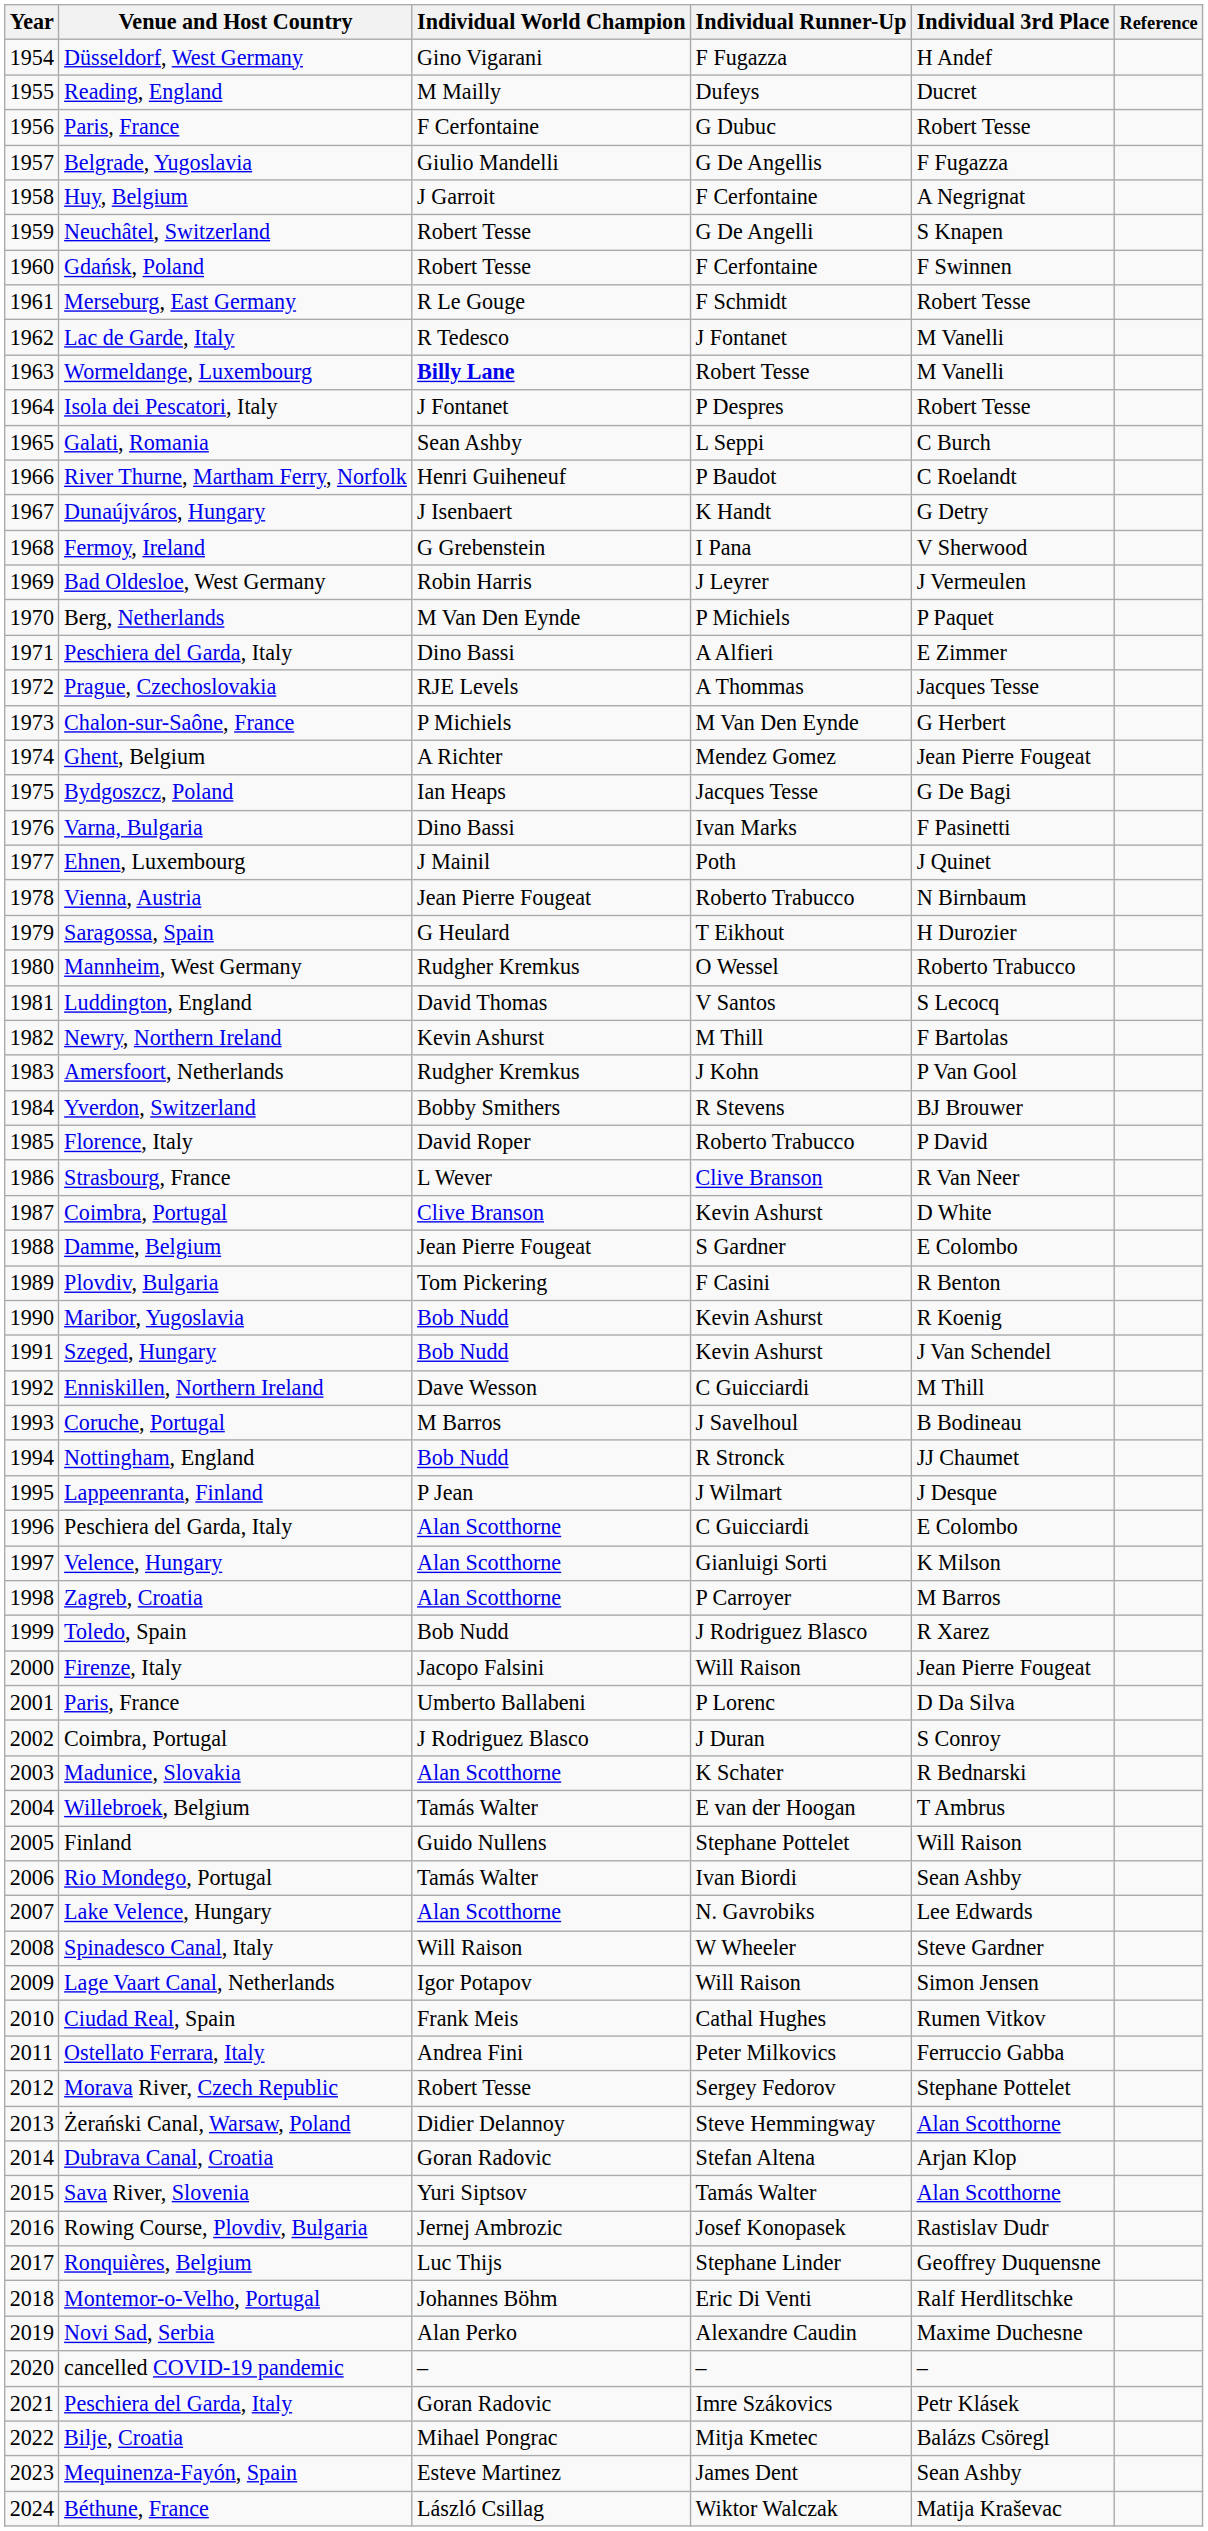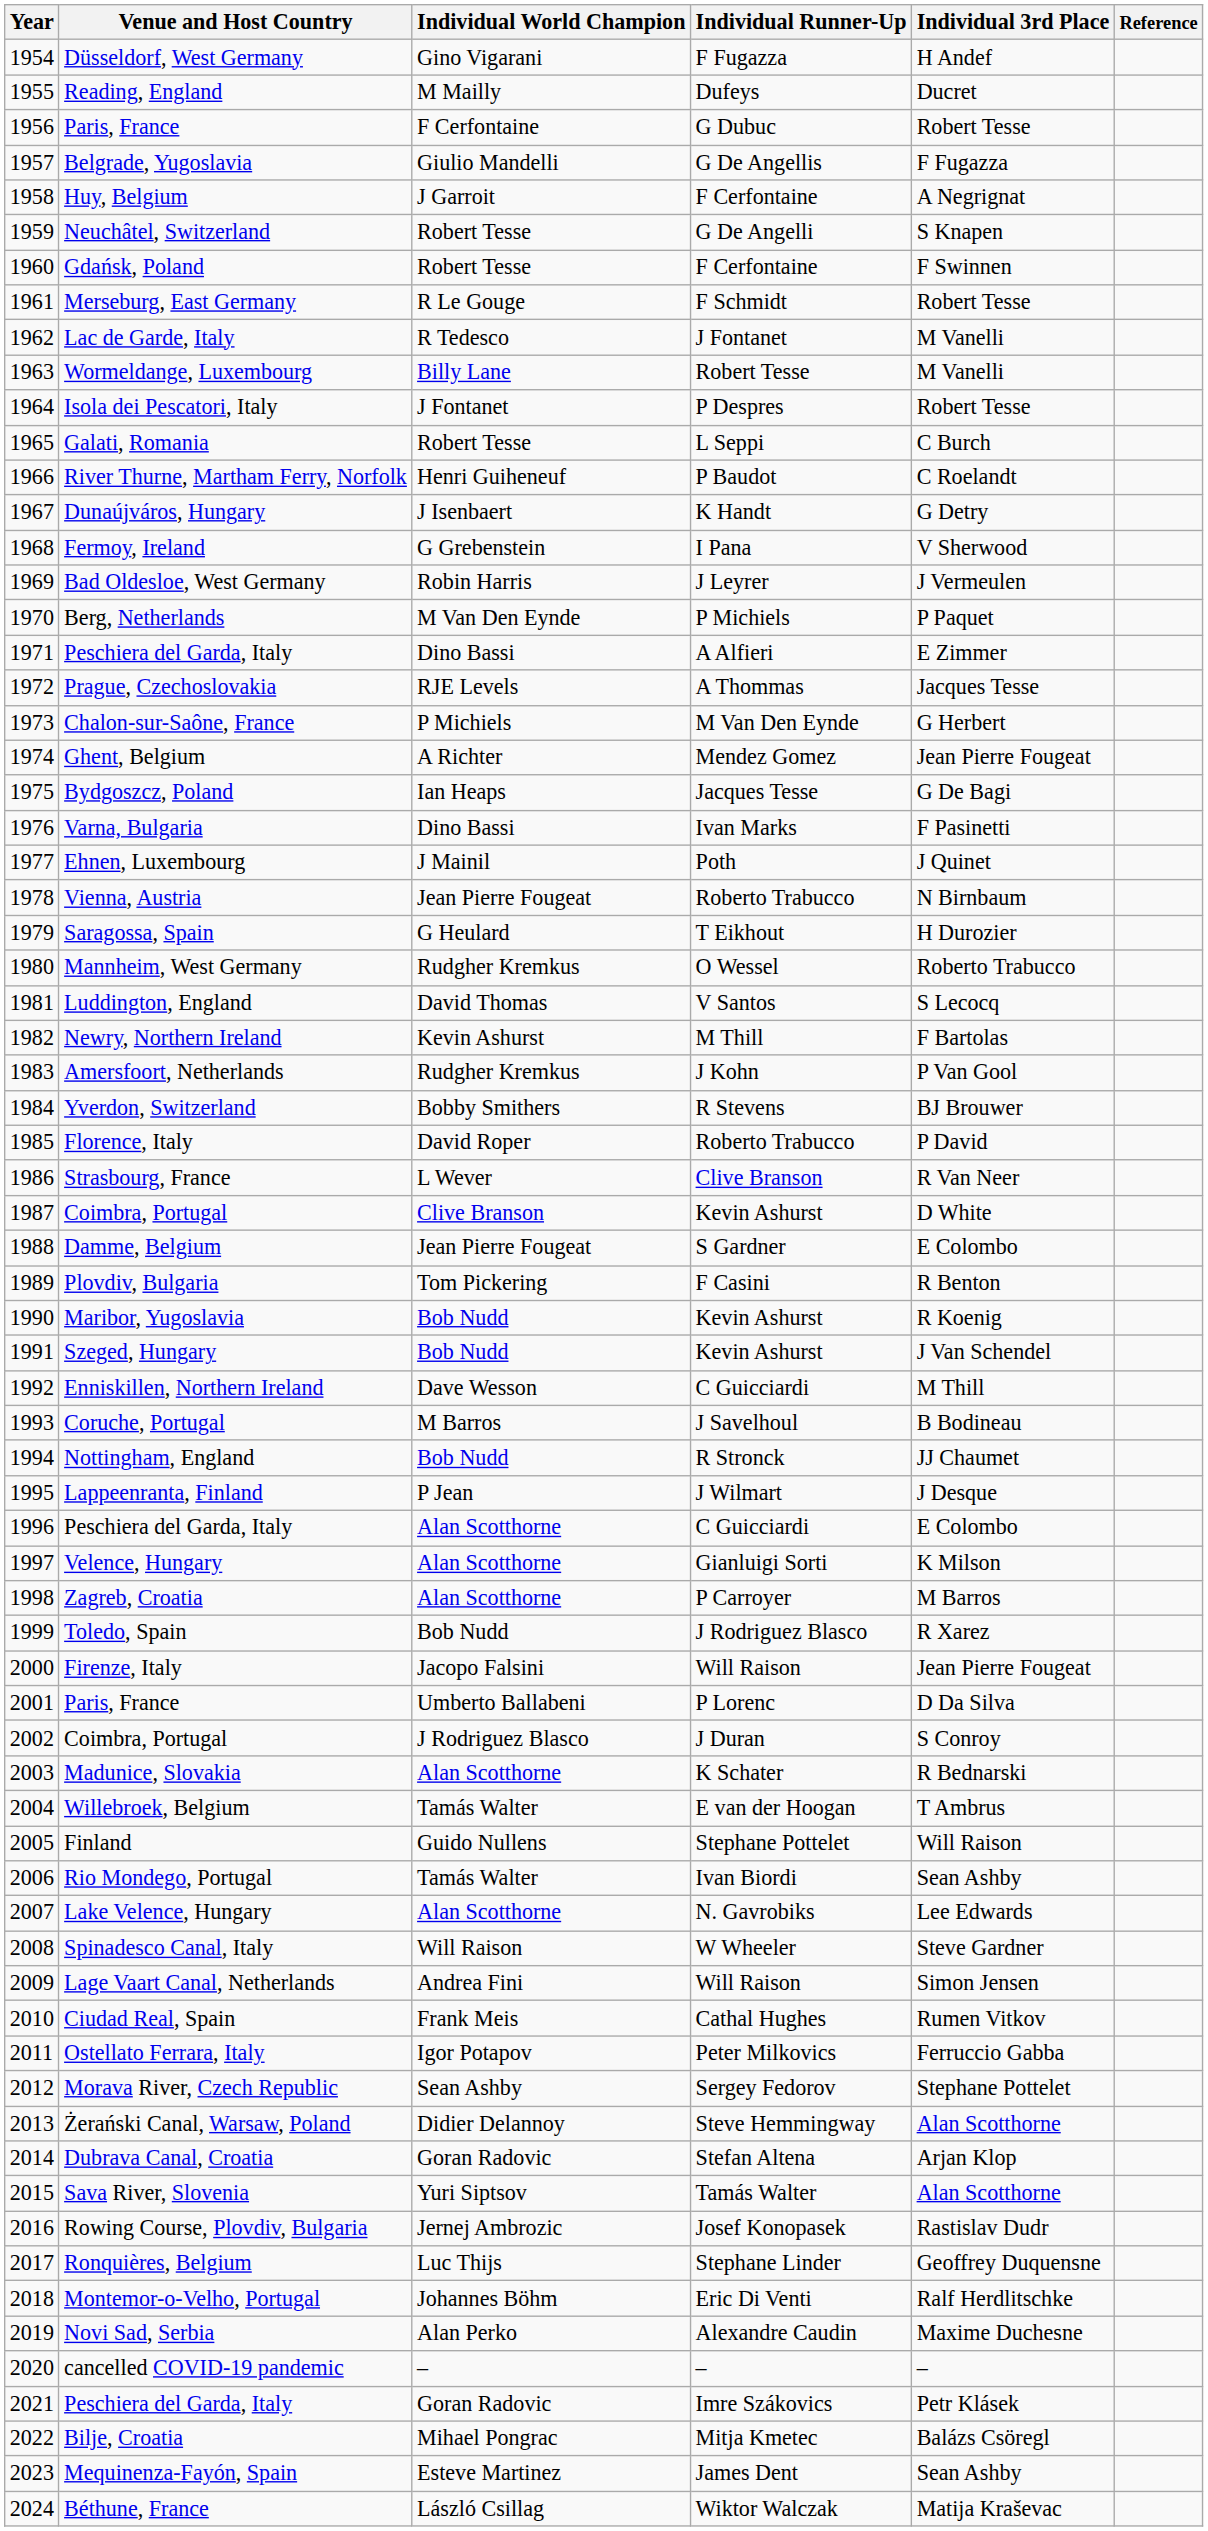(466, 372) bold -> (464, 372) normal
(470, 442) Sean Ashby -> (474, 442) Robert Tesse
(474, 1982) Igor Potapov -> (470, 1982) Andrea Fini
(470, 2053) Andrea Fini -> (474, 2053) Igor Potapov
(474, 2088) Robert Tesse -> (470, 2088) Sean Ashby
